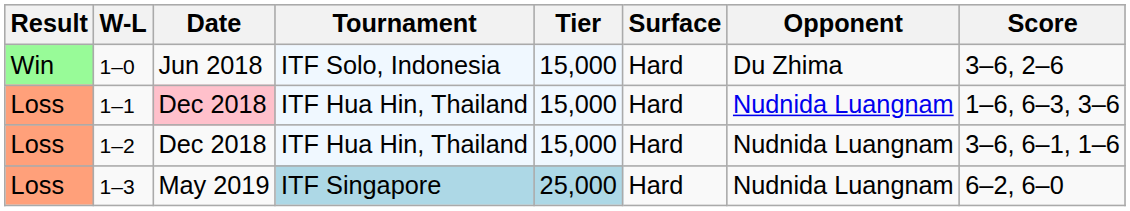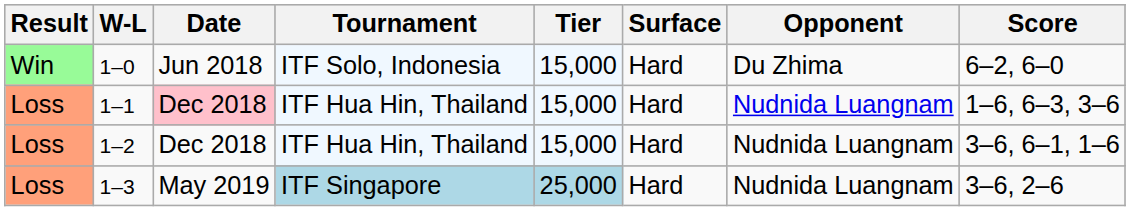(1014, 64) 3–6, 2–6 -> (1014, 64) 6–2, 6–0
(1014, 184) 6–2, 6–0 -> (1014, 184) 3–6, 2–6
